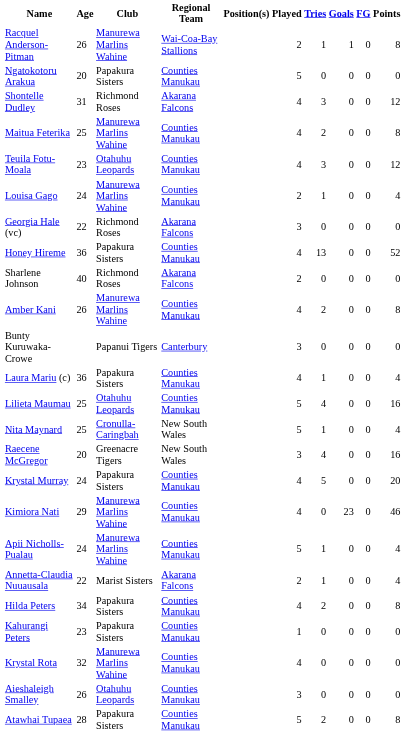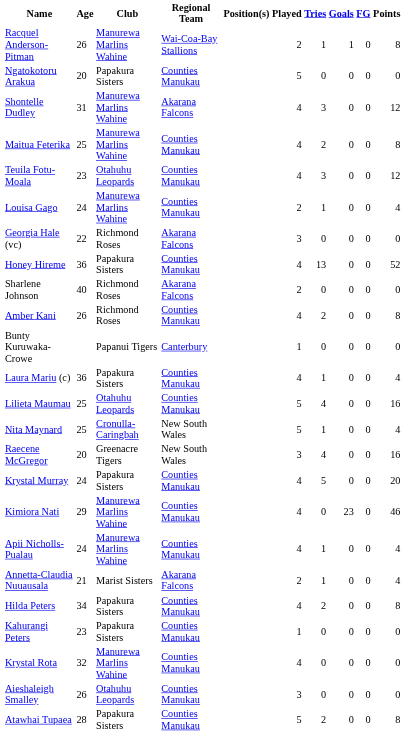(117, 101) Richmond Roses -> (118, 107) Manurewa Marlins Wahine
(118, 309) Manurewa Marlins Wahine -> (117, 315) Richmond Roses
(299, 347) 3 -> (299, 347) 1
(299, 549) 5 -> (299, 549) 4
(82, 580) 22 -> (82, 580) 21
